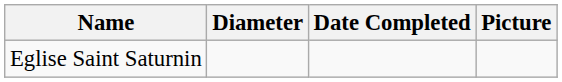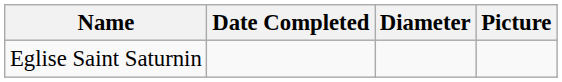columns swapped: (258, 22) <-> (392, 22)
